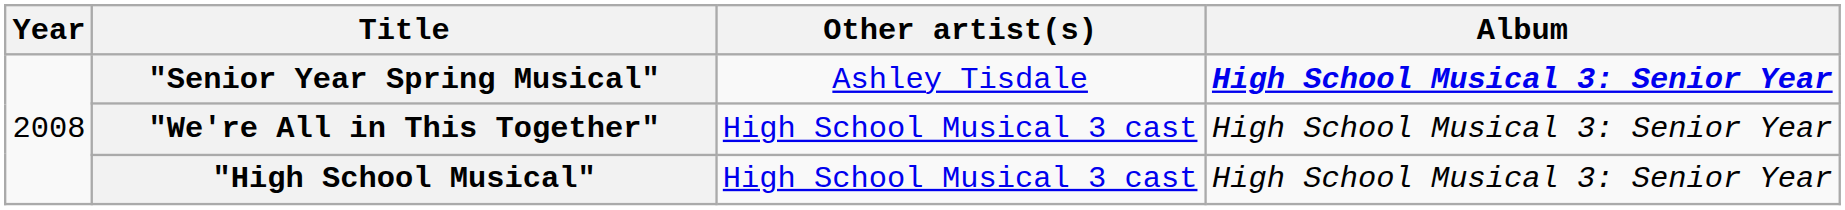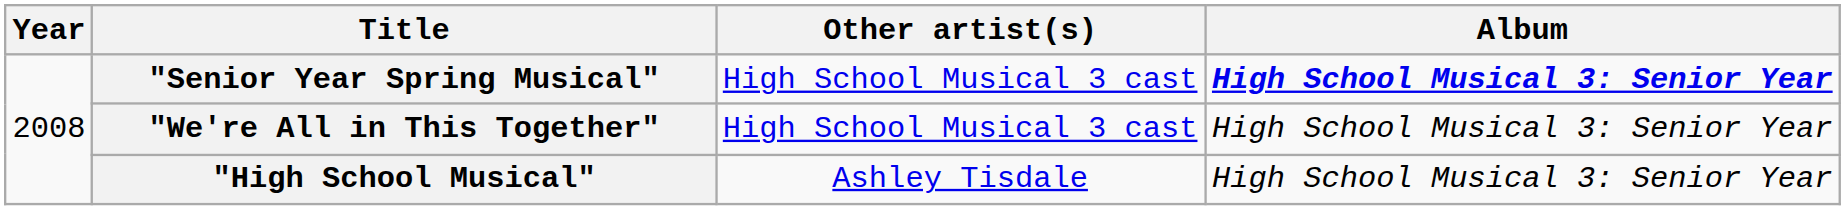(960, 80) Ashley Tisdale -> (960, 80) High School Musical 3 cast
(960, 179) High School Musical 3 cast -> (960, 179) Ashley Tisdale
